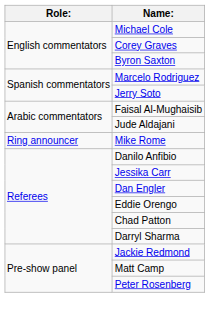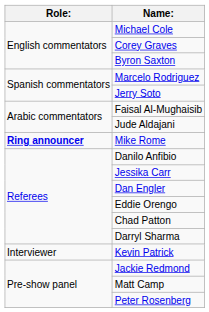(43, 141) normal -> (45, 141) bold
+ row: (144, 252)
